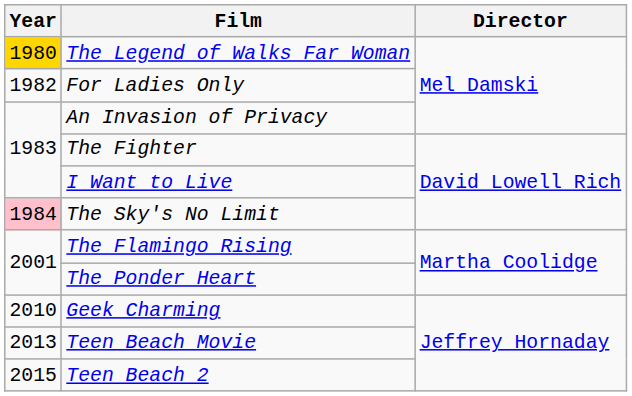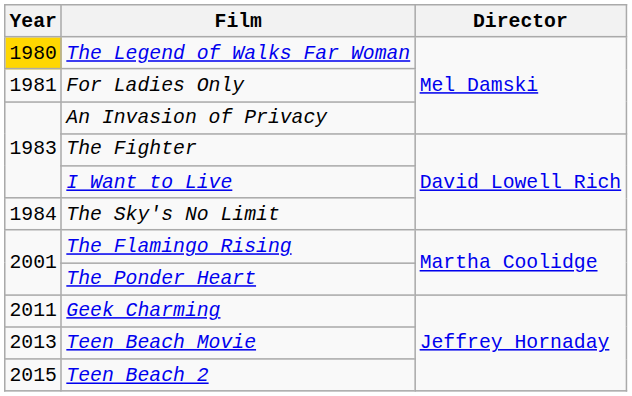(33, 85) 1982 -> (33, 85) 1981
(33, 214) pink background -> (33, 214) no background
(33, 311) 2010 -> (33, 311) 2011
